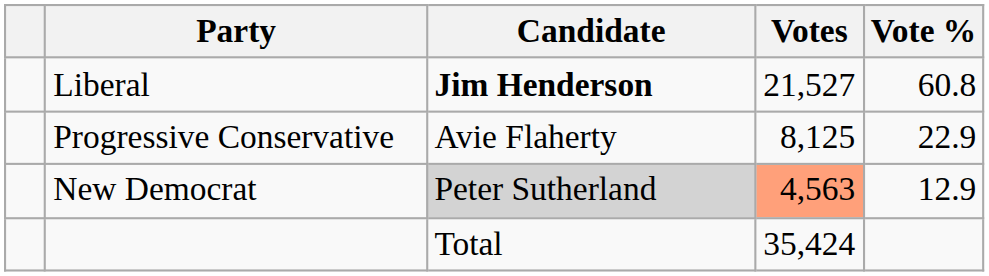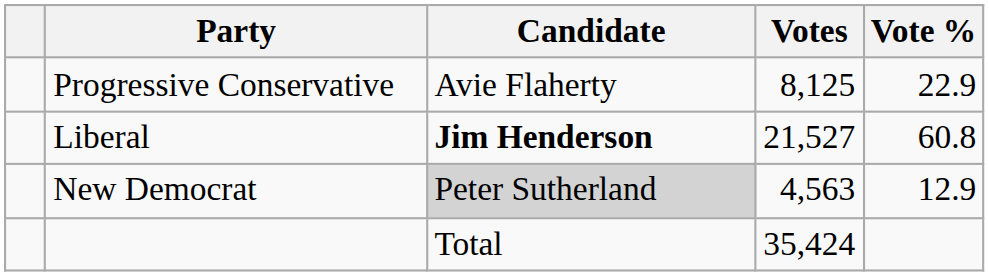rows swapped: (102, 84) <-> (224, 137)
(818, 190) lightsalmon background -> (818, 190) no background
